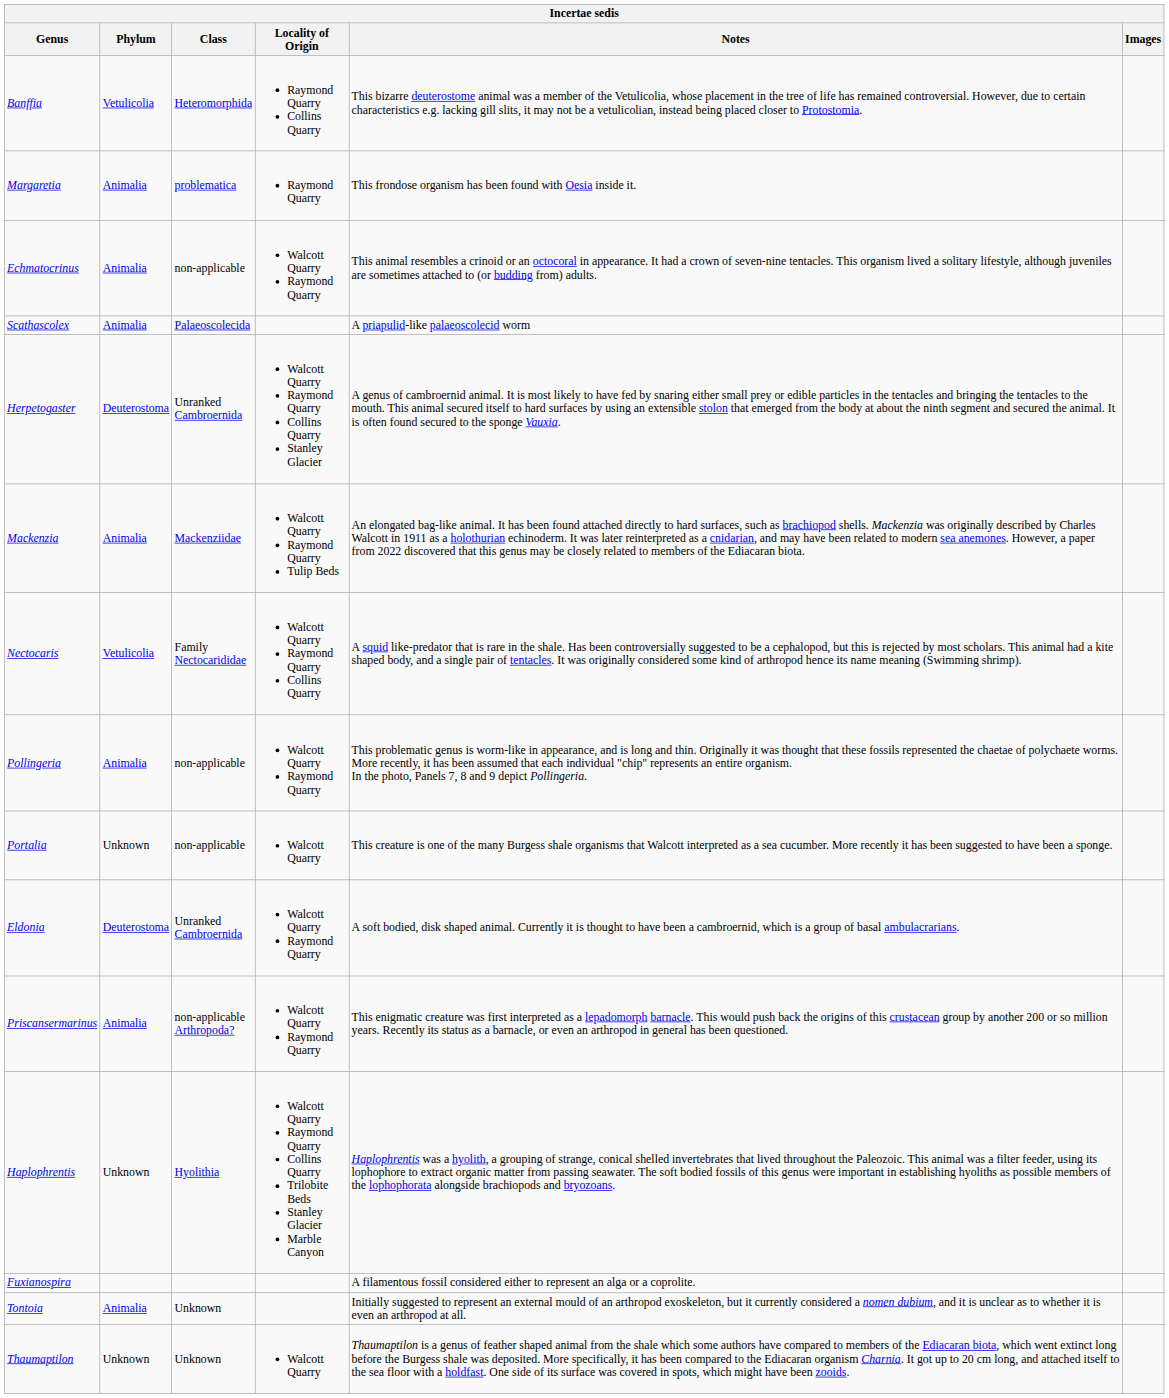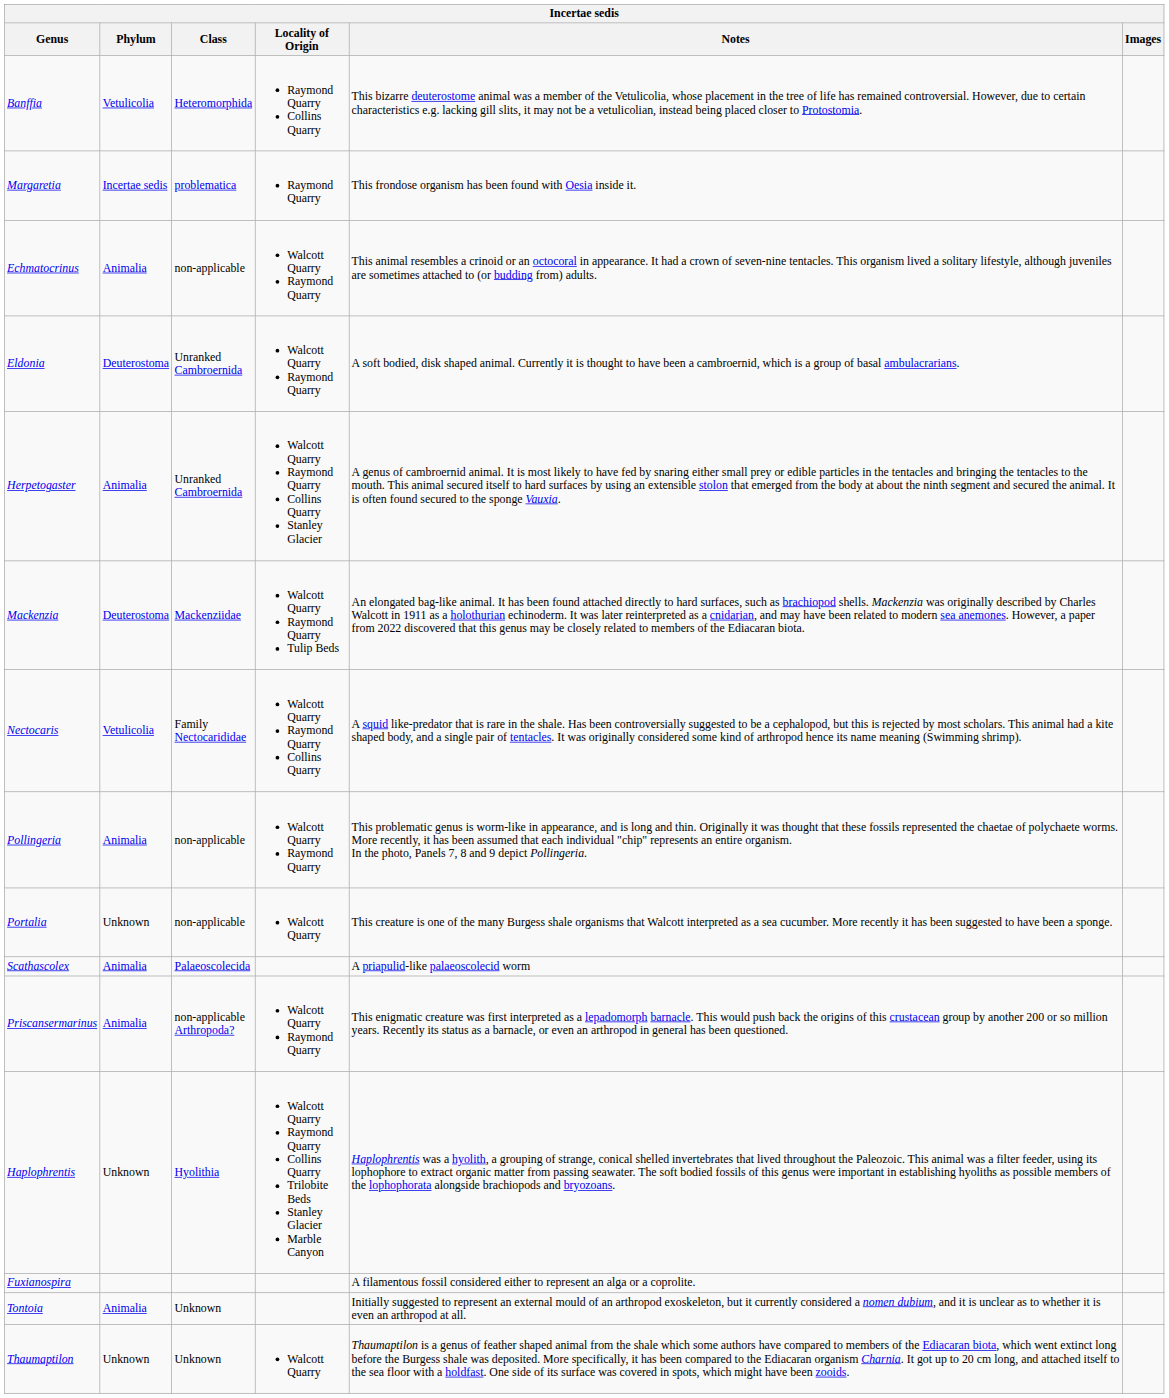(125, 185) Animalia -> (135, 185) Incertae sedis
rows swapped: (26, 927) <-> (38, 325)
(136, 409) Deuterostoma -> (125, 486) Animalia
(125, 538) Animalia -> (136, 615) Deuterostoma
